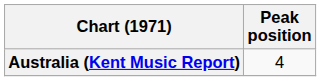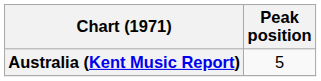(280, 62) 4 -> (280, 62) 5
